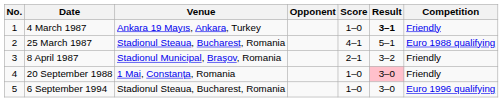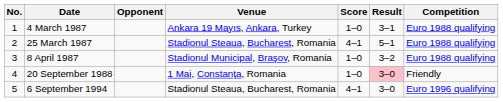columns swapped: (201, 12) <-> (313, 12)
(387, 27) bold -> (387, 27) normal
(424, 27) Friendly -> (451, 27) Euro 1988 qualifying
(354, 58) 2–1 -> (354, 58) 1–0
(424, 58) Friendly -> (451, 58) Euro 1988 qualifying
(354, 89) 1–0 -> (354, 89) 4–1
